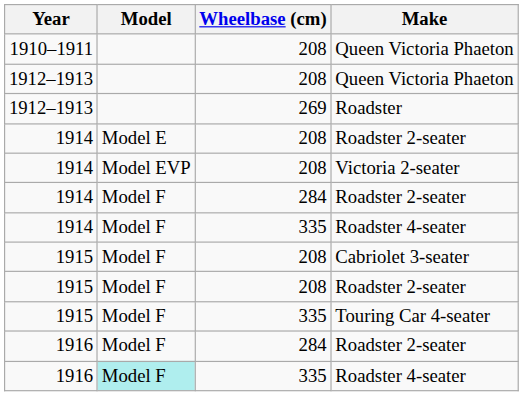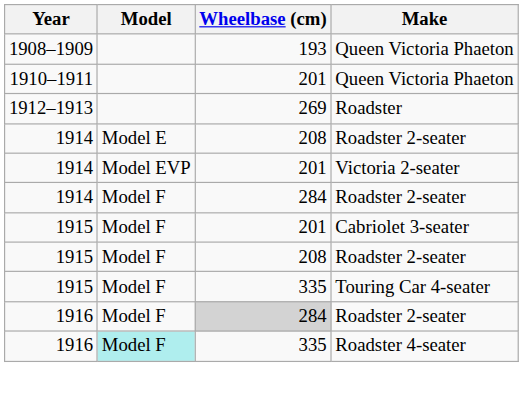+ row: (51, 49)
(313, 49) 208 -> (313, 78) 201
- row: (51, 78)
(313, 167) 208 -> (313, 167) 201
- row: (74, 227)
(313, 256) 208 -> (313, 227) 201
(313, 345) no background -> (313, 316) lightgrey background
